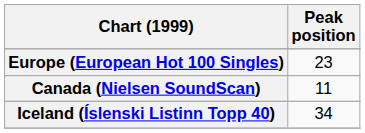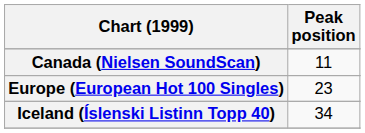rows swapped: (146, 88) <-> (146, 62)
